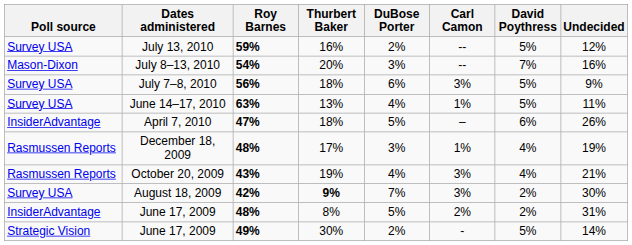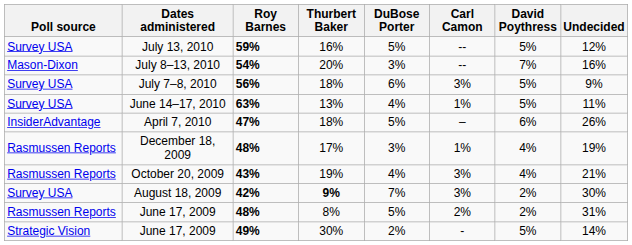(397, 46) 2% -> (397, 46) 5%
(54, 212) InsiderAdvantage -> (61, 212) Rasmussen Reports
